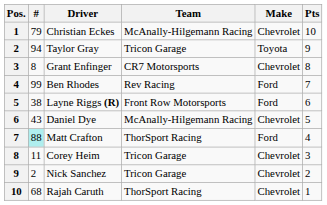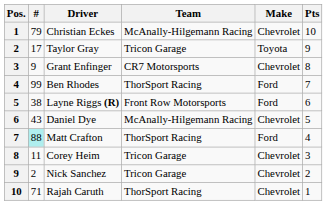(36, 49) 94 -> (36, 49) 17
(33, 66) 8 -> (33, 66) 9
(149, 84) Rev Racing -> (163, 84) ThorSport Racing
(36, 191) 68 -> (36, 191) 71
